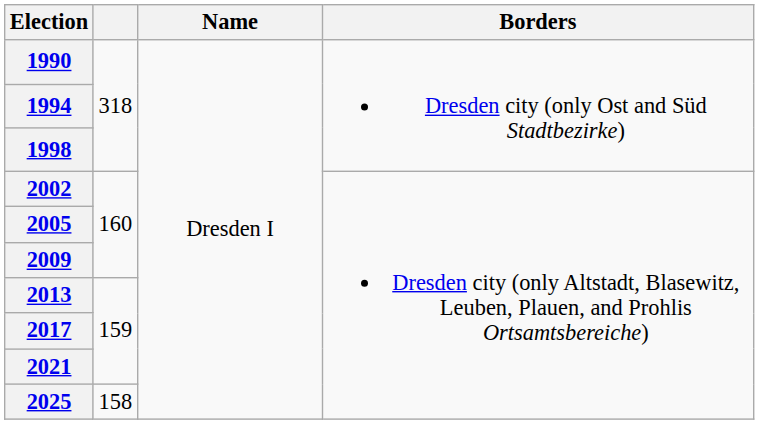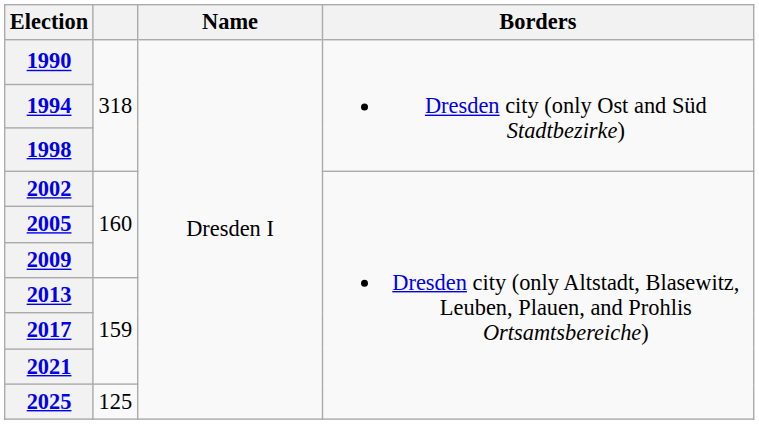(115, 401) 158 -> (115, 401) 125
